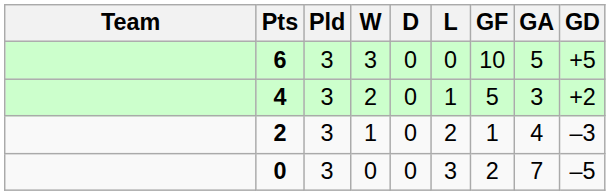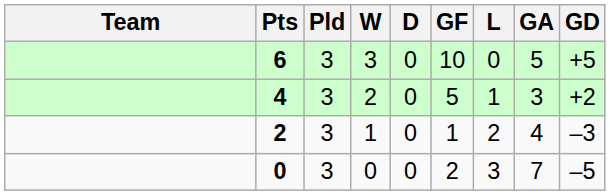columns swapped: (451, 23) <-> (492, 23)
